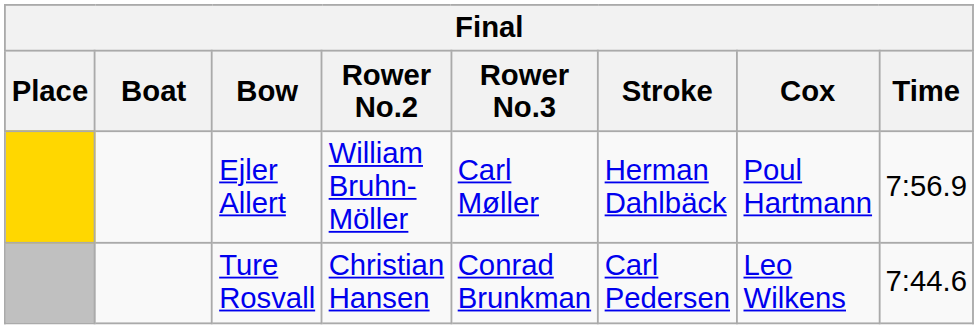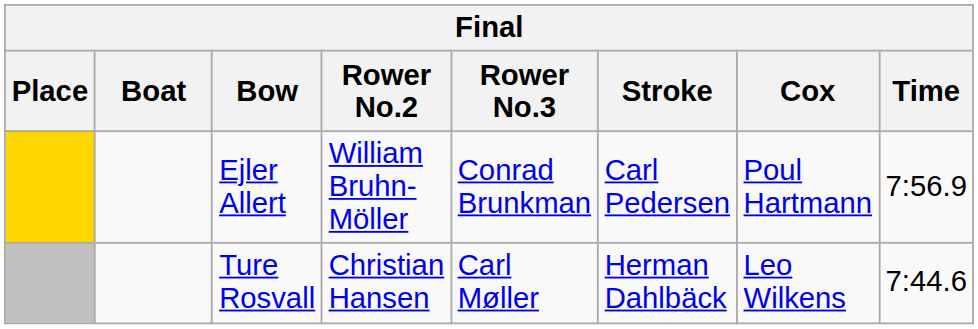(498, 186) Carl Møller -> (524, 186) Conrad Brunkman
(666, 186) Herman Dahlbäck -> (667, 186) Carl Pedersen
(524, 282) Conrad Brunkman -> (498, 282) Carl Møller
(667, 282) Carl Pedersen -> (666, 282) Herman Dahlbäck
